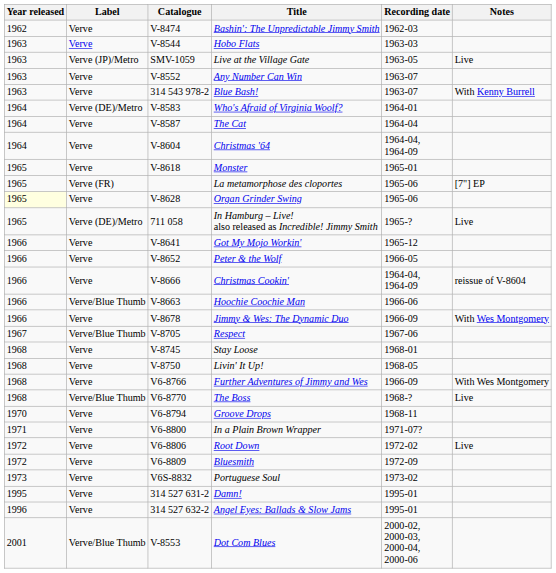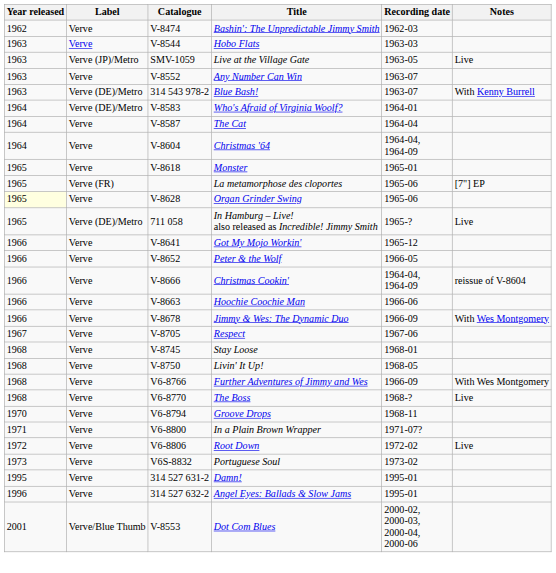(81, 92) Verve -> (106, 92) Verve (DE)/Metro
(107, 302) Verve/Blue Thumb -> (81, 302) Verve
(107, 334) Verve/Blue Thumb -> (81, 334) Verve
(107, 398) Verve/Blue Thumb -> (81, 398) Verve
- row: (234, 462)
